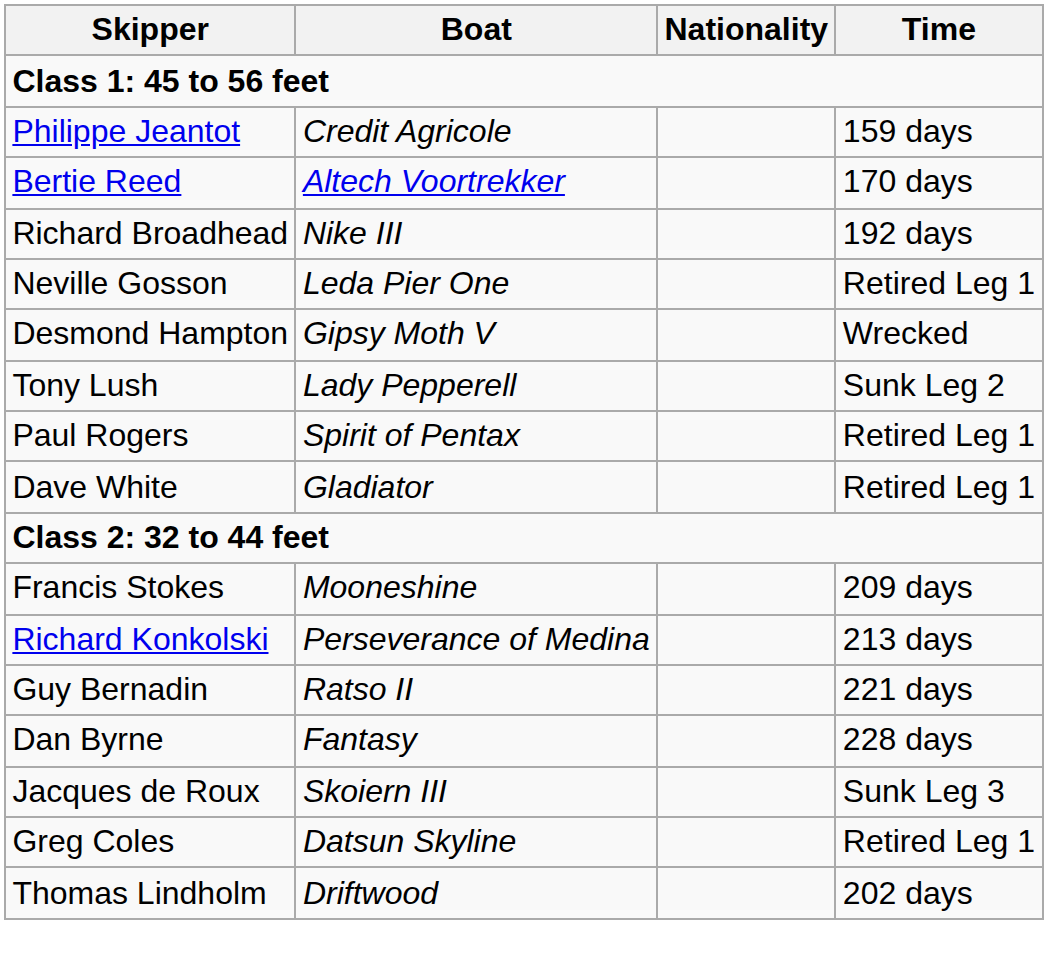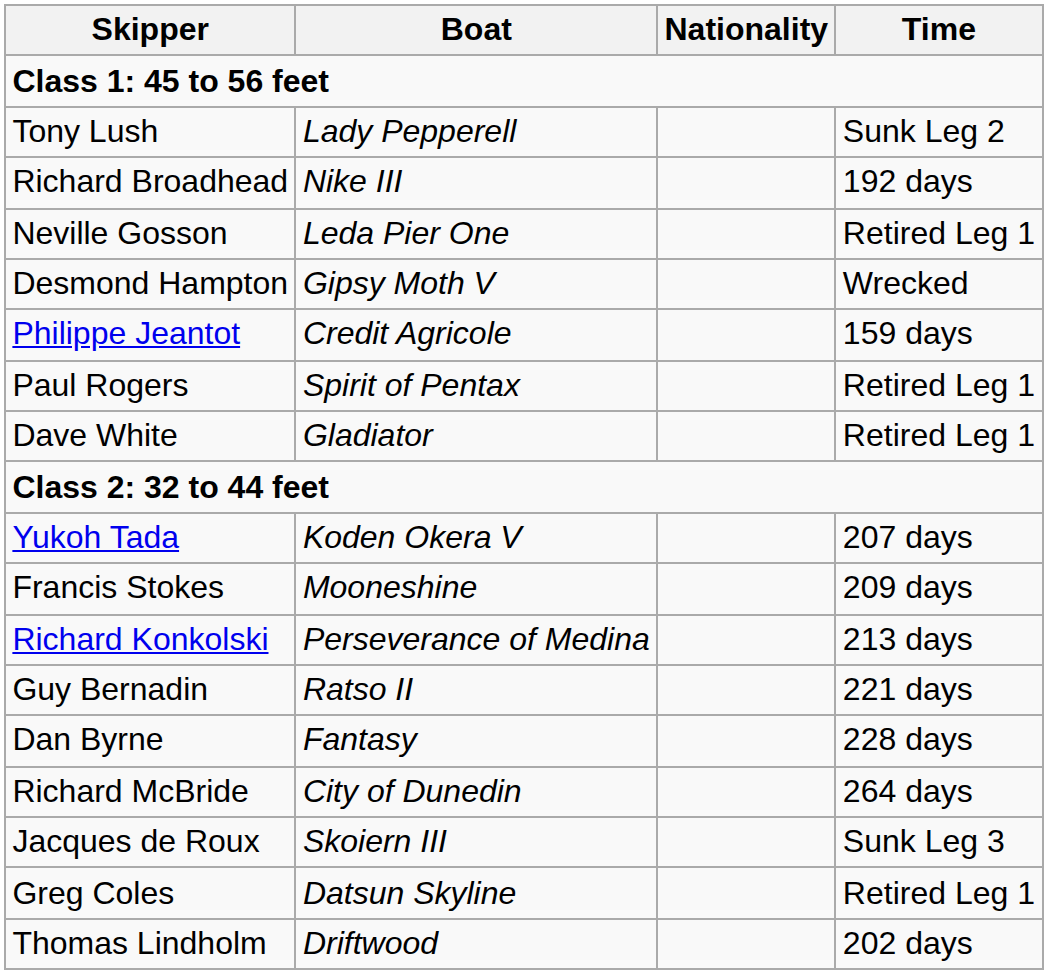rows swapped: (126, 131) <-> (85, 385)
- row: (97, 182)
+ row: (96, 537)
+ row: (131, 791)
